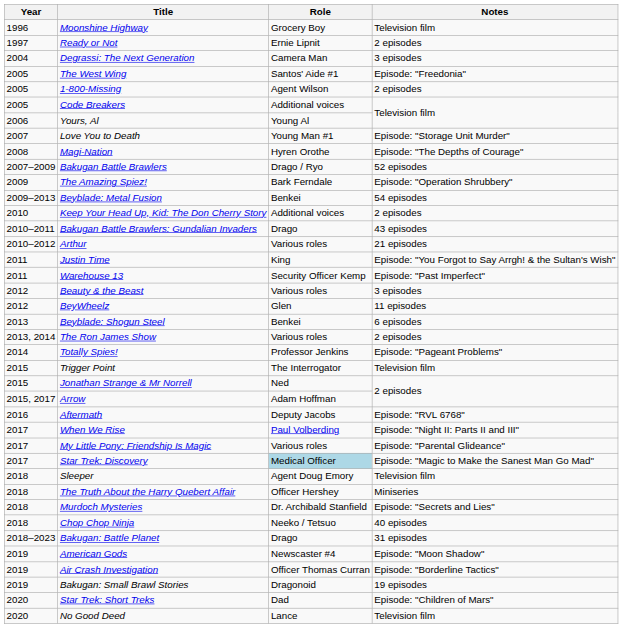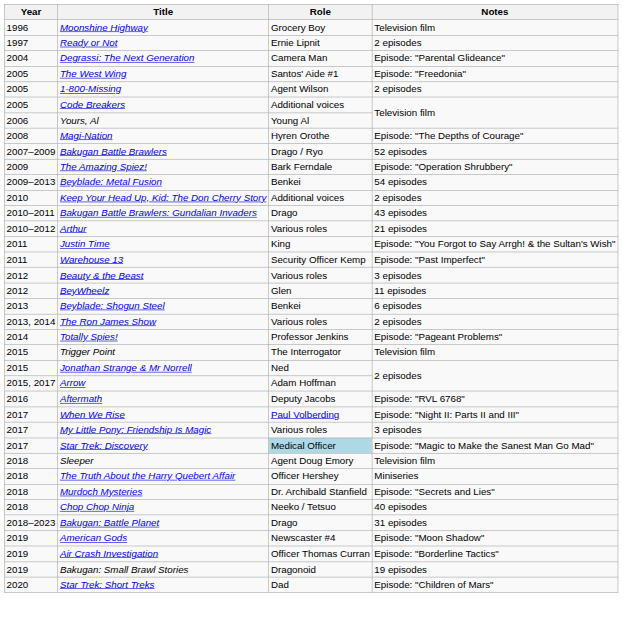(398, 58) 3 episodes -> (440, 58) Episode: "Parental Glideance"
- row: (100, 136)
(440, 445) Episode: "Parental Glideance" -> (398, 430) 3 episodes
- row: (92, 615)
